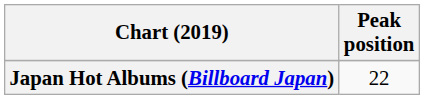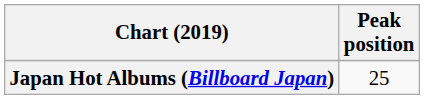(379, 77) 22 -> (379, 77) 25
